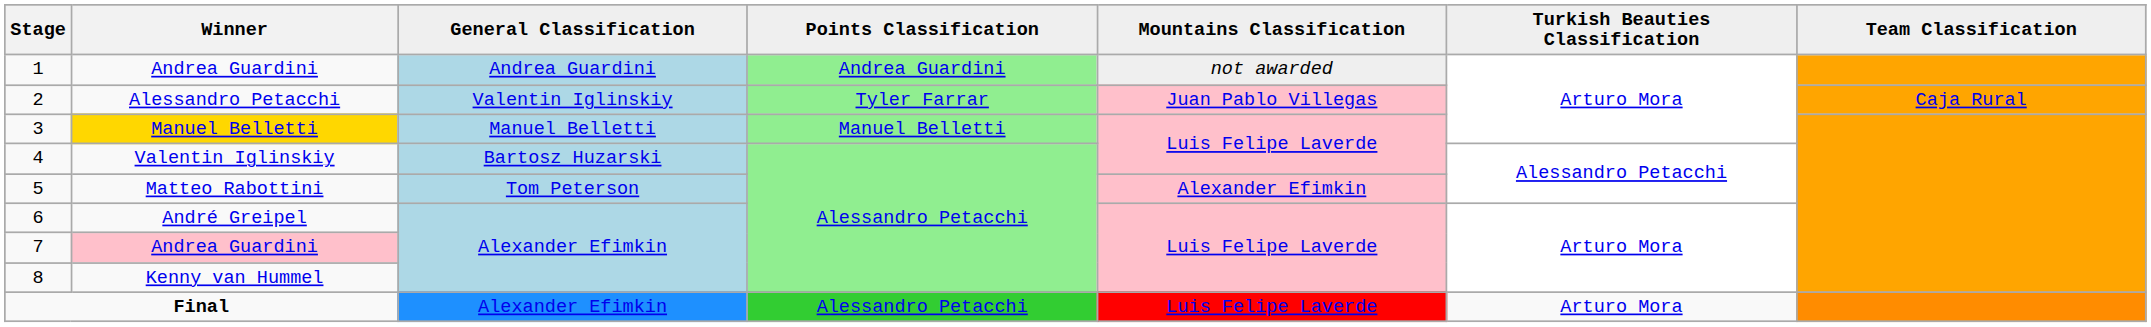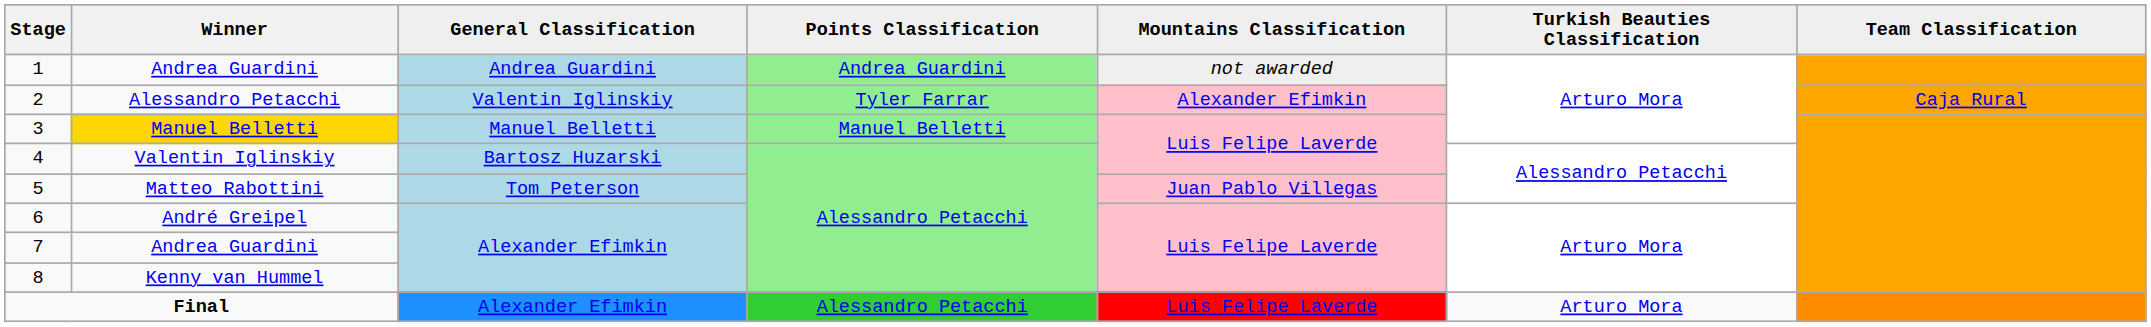(1272, 99) Juan Pablo Villegas -> (1272, 99) Alexander Efimkin
(1272, 188) Alexander Efimkin -> (1272, 188) Juan Pablo Villegas
(235, 247) pink background -> (235, 247) no background
